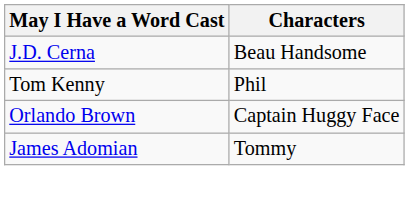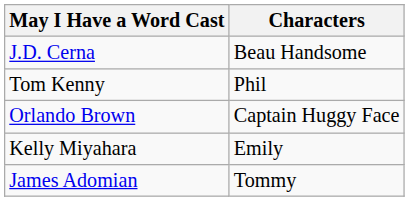+ row: (73, 148)
